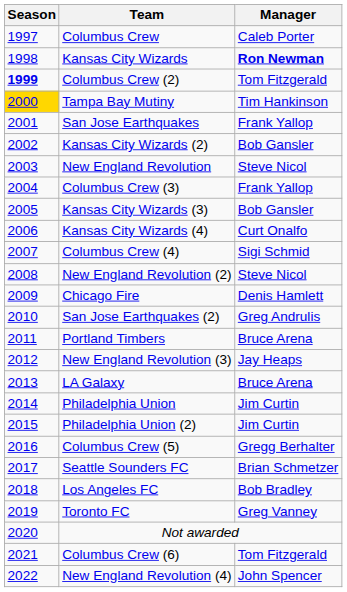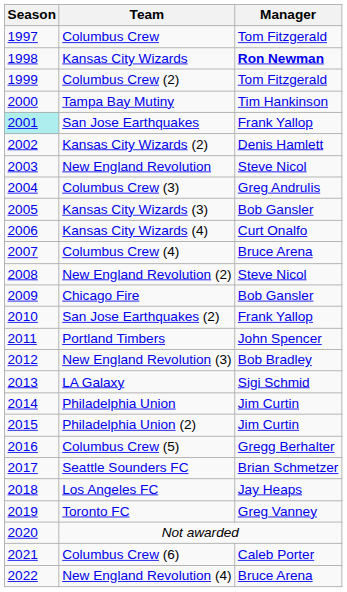(276, 36) Caleb Porter -> (282, 36) Tom Fitzgerald
(23, 79) bold -> (23, 79) normal
(23, 101) gold background -> (23, 101) no background
(23, 123) no background -> (23, 123) paleturquoise background
(276, 144) Bob Gansler -> (281, 144) Denis Hamlett
(275, 187) Frank Yallop -> (279, 187) Greg Andrulis
(274, 252) Sigi Schmid -> (275, 252) Bruce Arena
(281, 295) Denis Hamlett -> (276, 295) Bob Gansler
(279, 317) Greg Andrulis -> (275, 317) Frank Yallop
(275, 338) Bruce Arena -> (280, 338) John Spencer
(270, 360) Jay Heaps -> (275, 360) Bob Bradley
(275, 381) Bruce Arena -> (274, 381) Sigi Schmid
(275, 489) Bob Bradley -> (270, 489) Jay Heaps
(282, 554) Tom Fitzgerald -> (276, 554) Caleb Porter
(280, 576) John Spencer -> (275, 576) Bruce Arena
